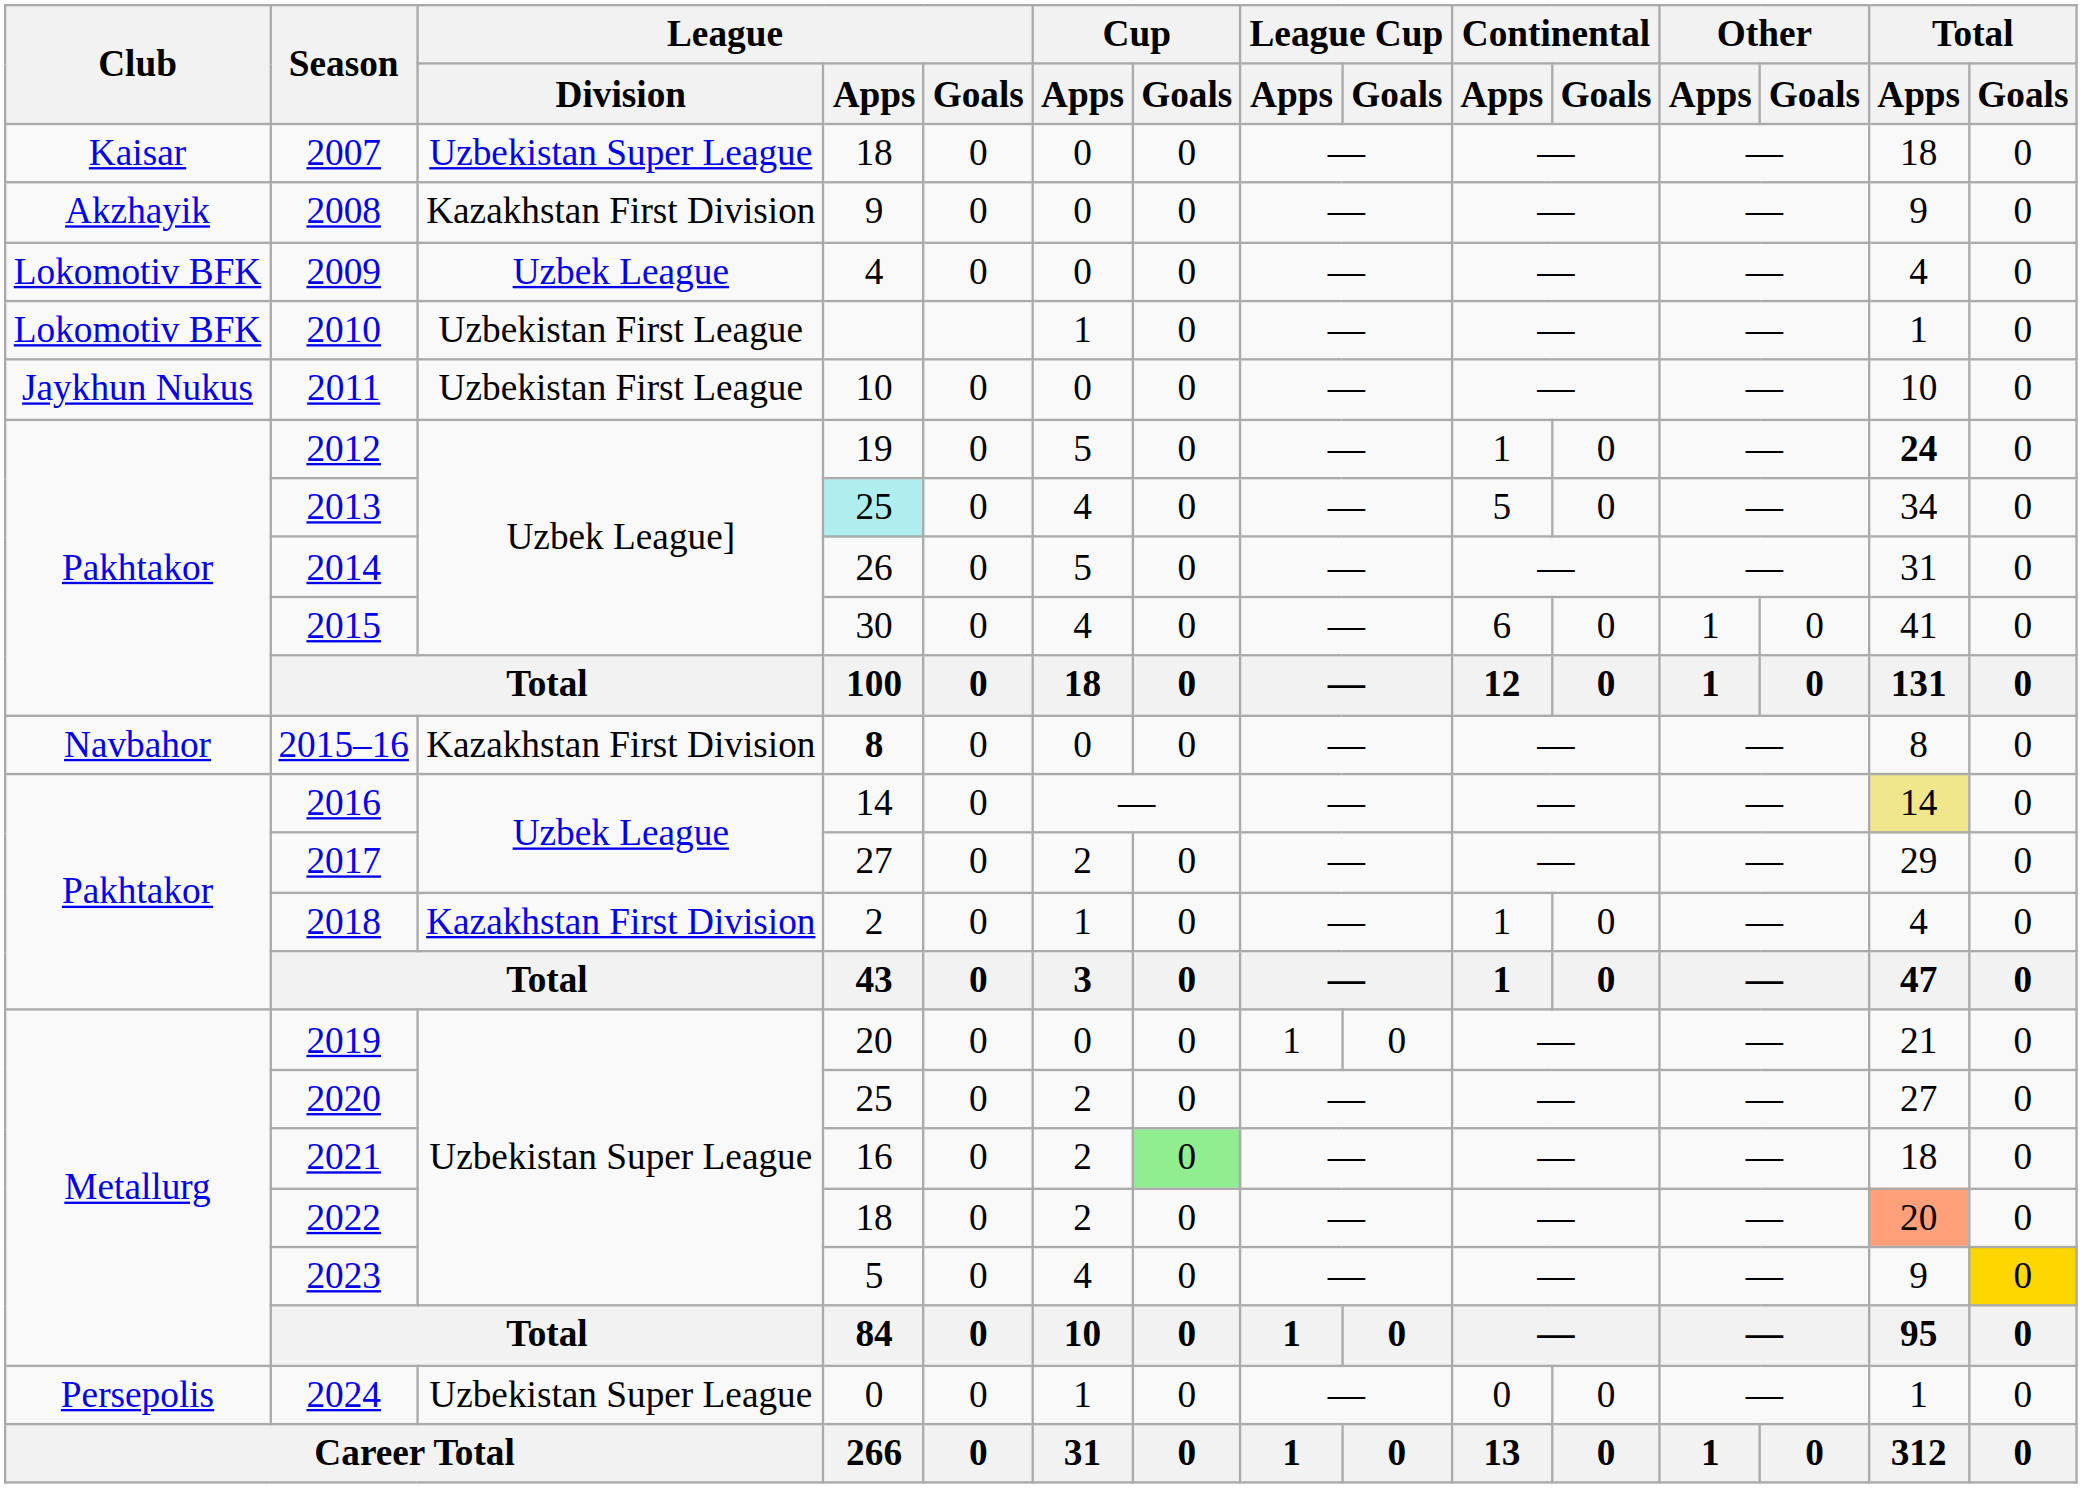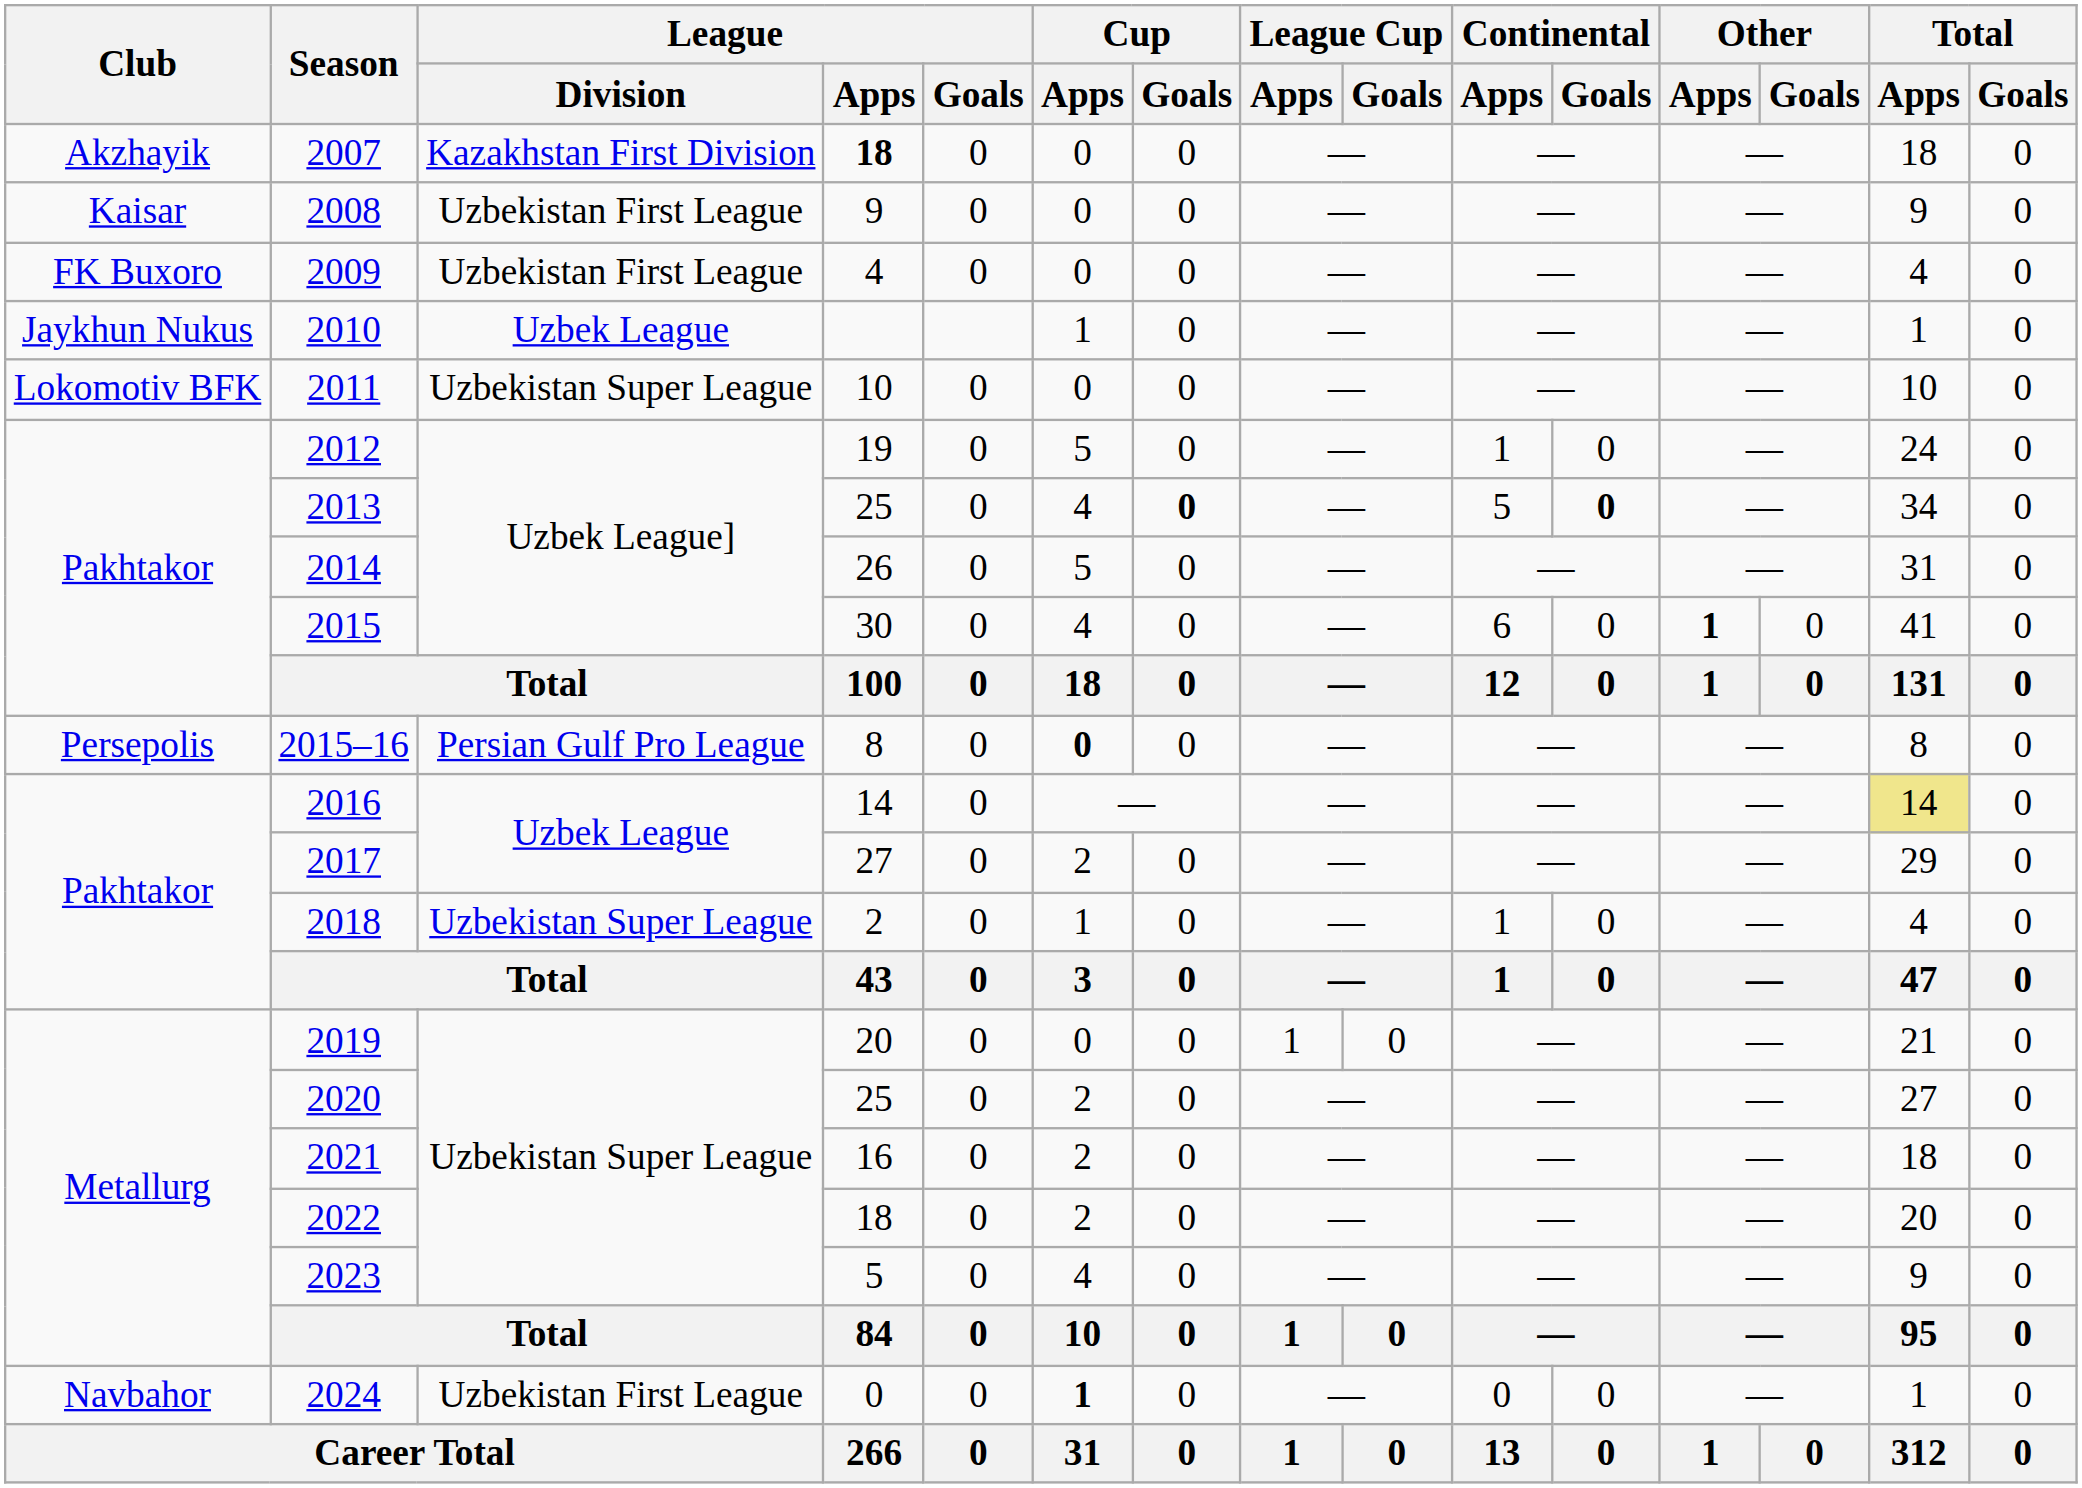(138, 152) Kaisar -> (138, 152) Akzhayik
(621, 152) Uzbekistan Super League -> (621, 152) Kazakhstan First Division
(874, 152) normal -> (874, 152) bold
(138, 211) Akzhayik -> (138, 211) Kaisar
(621, 211) Kazakhstan First Division -> (621, 211) Uzbekistan First League
(138, 270) Lokomotiv BFK -> (138, 270) FK Buxoro
(621, 270) Uzbek League -> (621, 270) Uzbekistan First League
(138, 329) Lokomotiv BFK -> (138, 329) Jaykhun Nukus
(621, 329) Uzbekistan First League -> (621, 329) Uzbek League
(138, 388) Jaykhun Nukus -> (138, 388) Lokomotiv BFK
(621, 388) Uzbekistan First League -> (621, 388) Uzbekistan Super League
(1919, 447) bold -> (1919, 447) normal
(874, 507) paleturquoise background -> (874, 507) no background
(1187, 507) normal -> (1187, 507) bold
(1606, 507) normal -> (1606, 507) bold
(1710, 625) normal -> (1710, 625) bold
(138, 743) Navbahor -> (138, 743) Persepolis
(621, 743) Kazakhstan First Division -> (621, 743) Persian Gulf Pro League
(874, 743) bold -> (874, 743) normal
(1082, 743) normal -> (1082, 743) bold
(621, 920) Kazakhstan First Division -> (621, 920) Uzbekistan Super League
(1187, 1157) lightgreen background -> (1187, 1157) no background
(1919, 1216) lightsalmon background -> (1919, 1216) no background
(2023, 1275) gold background -> (2023, 1275) no background
(138, 1393) Persepolis -> (138, 1393) Navbahor
(621, 1393) Uzbekistan Super League -> (621, 1393) Uzbekistan First League
(1082, 1393) normal -> (1082, 1393) bold
